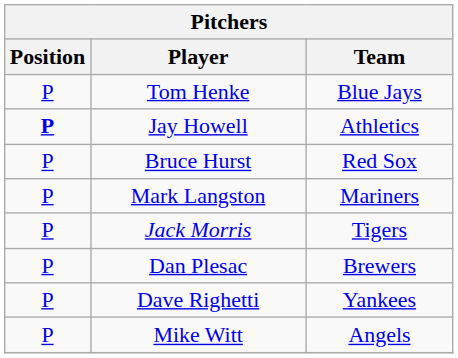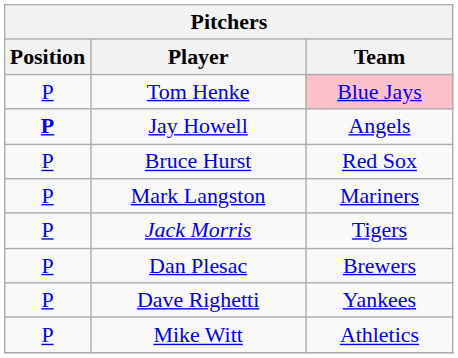(379, 91) no background -> (379, 91) pink background
(379, 126) Athletics -> (379, 126) Angels
(379, 334) Angels -> (379, 334) Athletics
